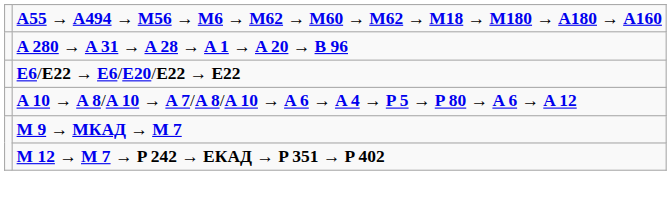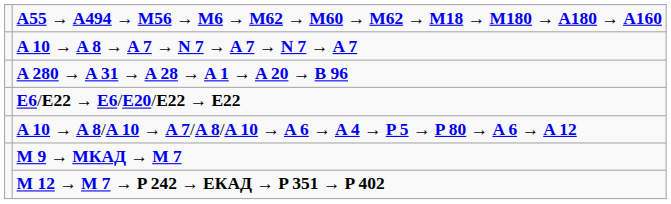+ row: (187, 45)
